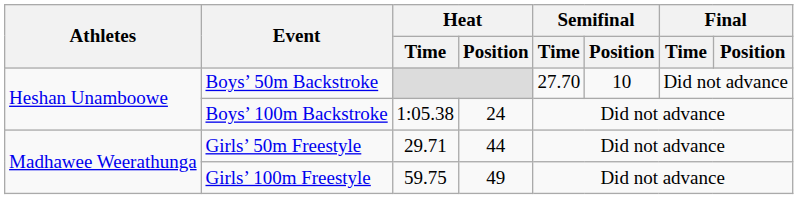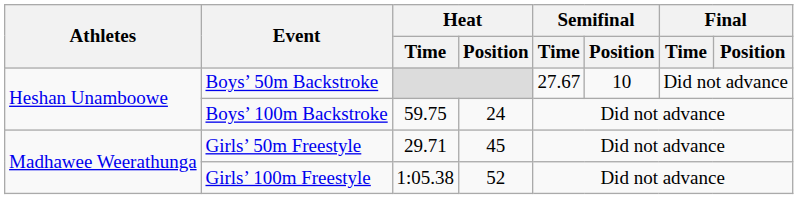(559, 83) 27.70 -> (559, 83) 27.67
(425, 114) 1:05.38 -> (425, 114) 59.75
(496, 145) 44 -> (496, 145) 45
(425, 177) 59.75 -> (425, 177) 1:05.38
(496, 177) 49 -> (496, 177) 52
